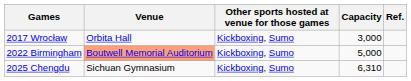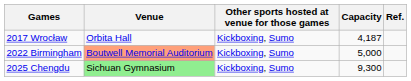(369, 38) 3,000 -> (369, 38) 4,187
(130, 68) no background -> (130, 68) lightgreen background
(369, 68) 6,310 -> (369, 68) 9,300
